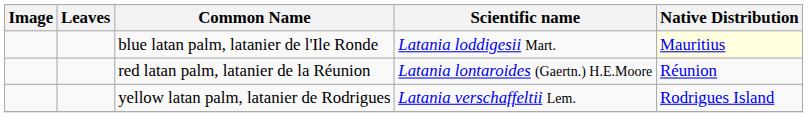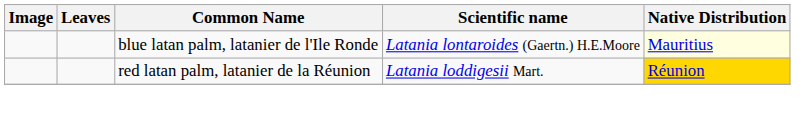(477, 44) Latania loddigesii Mart. -> (513, 44) Latania lontaroides (Gaertn.) H.E.Moore
(525, 71) Latania lontaroides (Gaertn.) H.E.Moore -> (465, 71) Latania loddigesii Mart.
(689, 71) no background -> (676, 71) gold background
- row: (254, 97)
